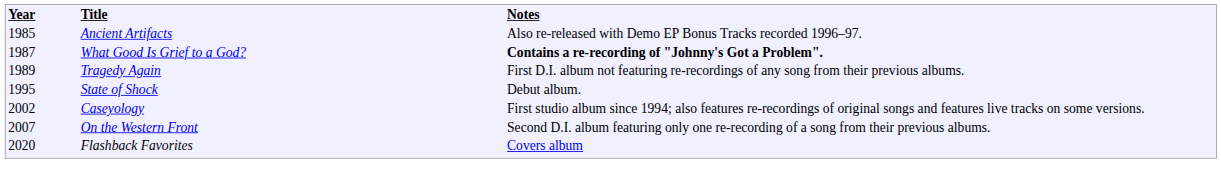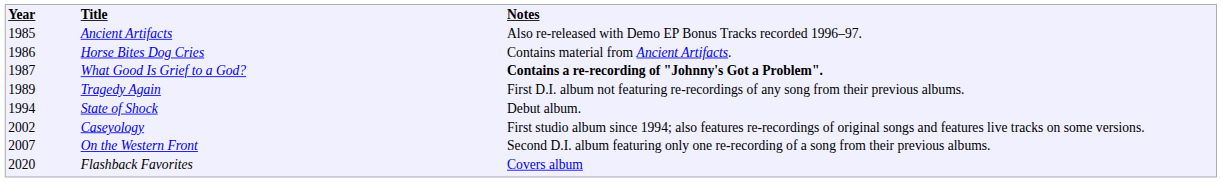+ row: (142, 52)
(22, 89) 1995 -> (22, 108) 1994
